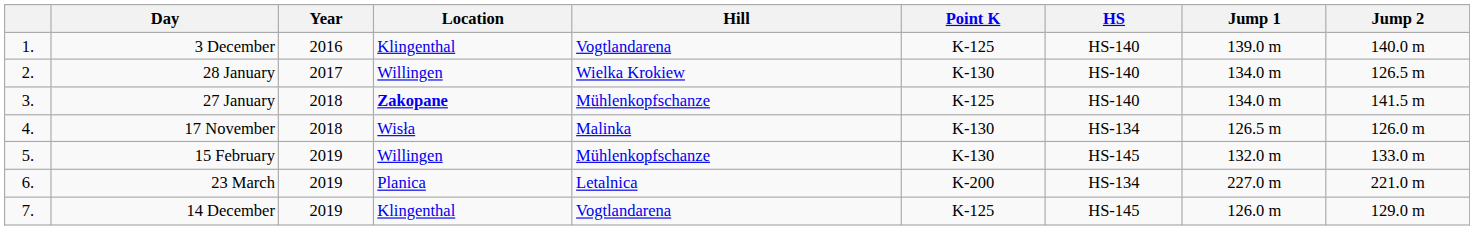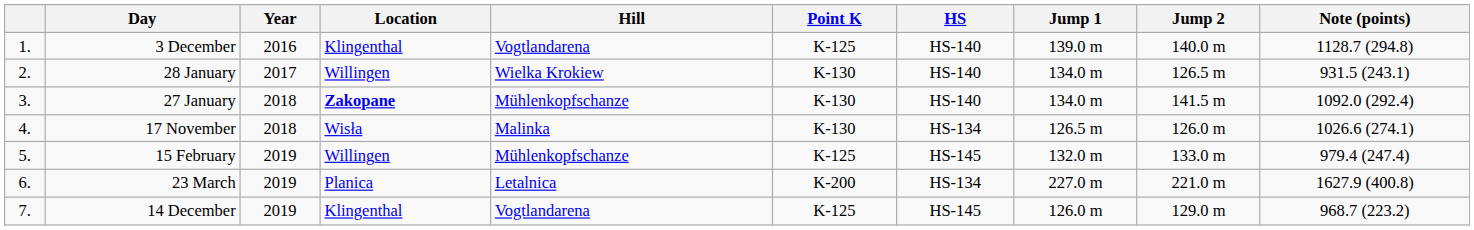+ column: (1365, 18)
(973, 100) K-125 -> (834, 100) K-130
(973, 155) K-130 -> (834, 155) K-125
